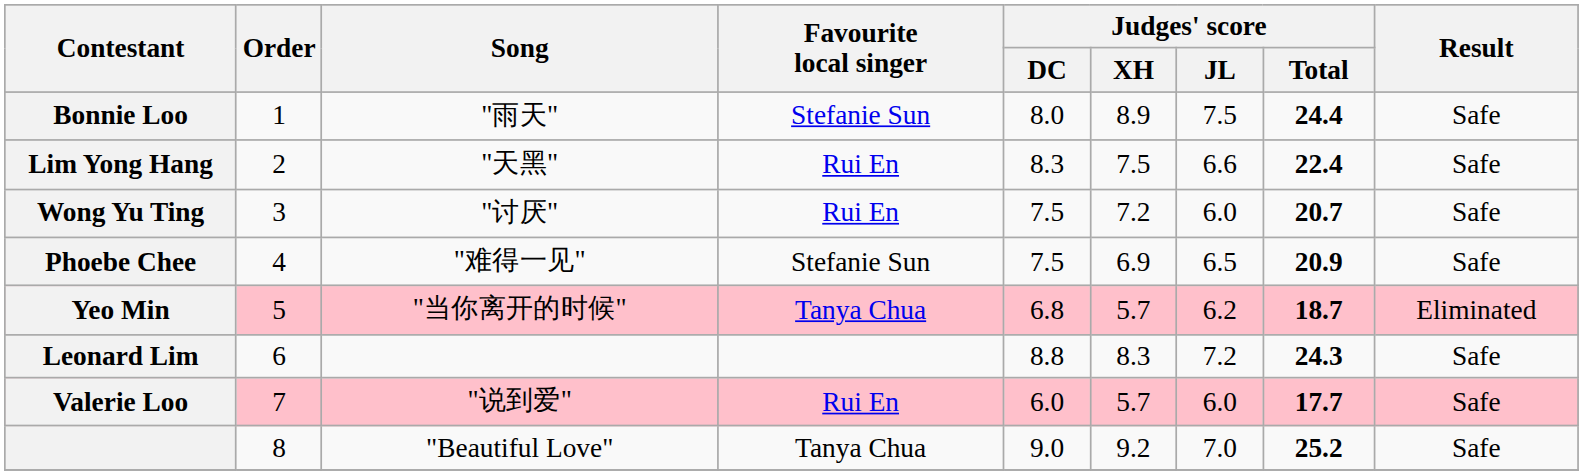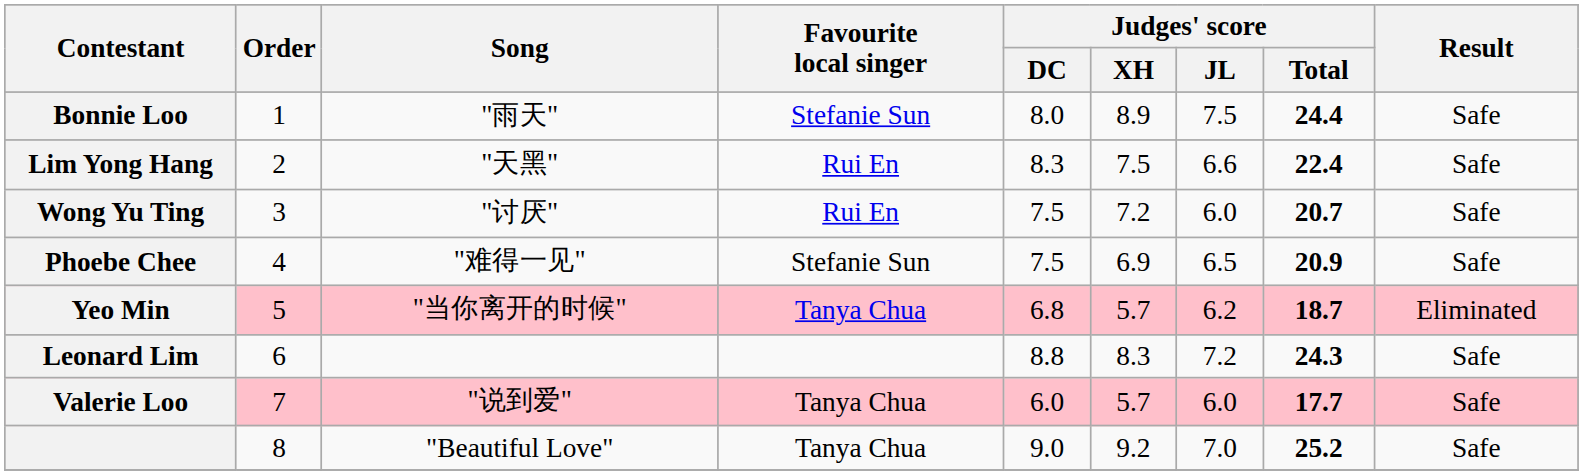(861, 401) Rui En -> (861, 401) Tanya Chua
